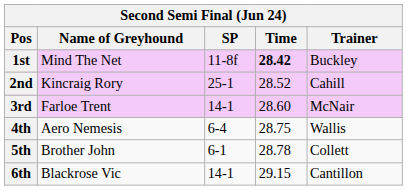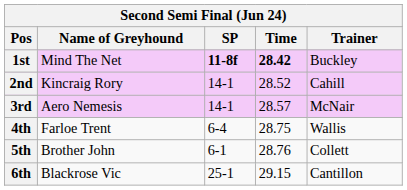(223, 60) normal -> (223, 60) bold
(221, 83) 25-1 -> (221, 83) 14-1
(76, 106) Farloe Trent -> (82, 106) Aero Nemesis
(275, 106) 28.60 -> (275, 106) 28.57
(82, 128) Aero Nemesis -> (76, 128) Farloe Trent
(275, 151) 28.78 -> (275, 151) 28.76
(221, 173) 14-1 -> (221, 173) 25-1
